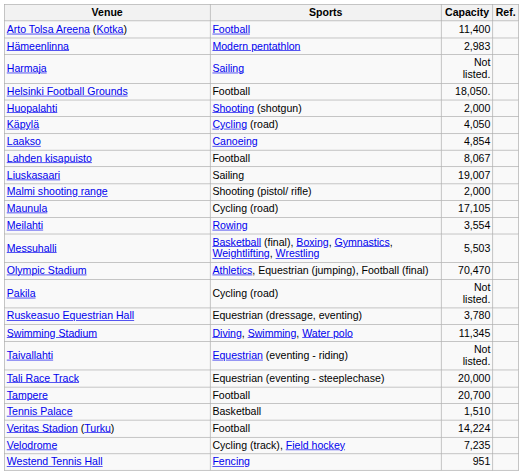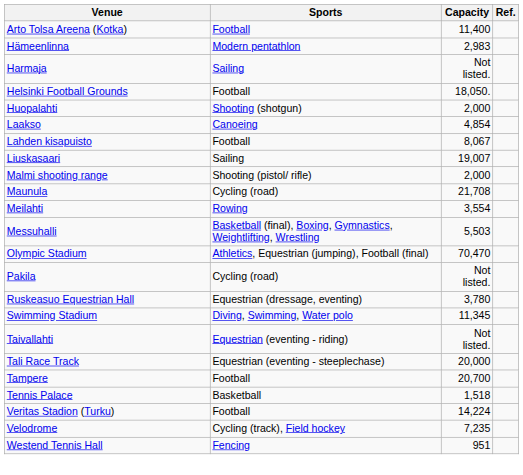- row: (23, 125)
(474, 208) 17,105 -> (474, 192) 21,708
(477, 412) 1,510 -> (477, 395) 1,518
